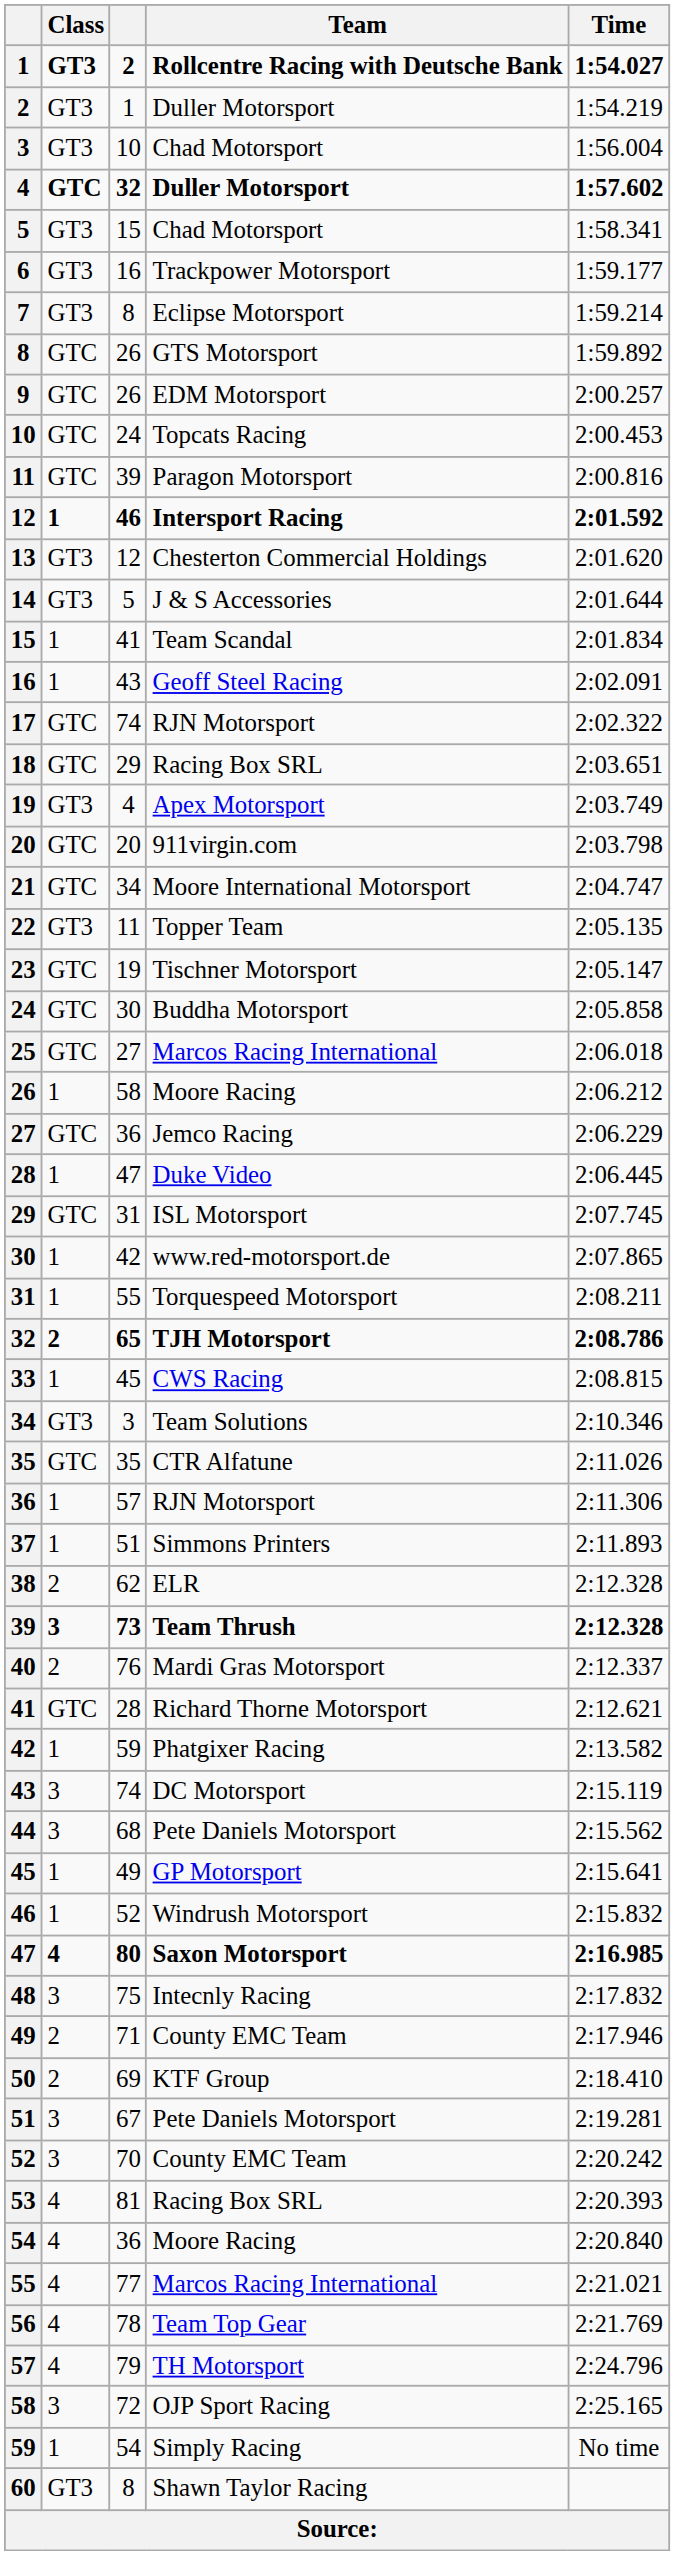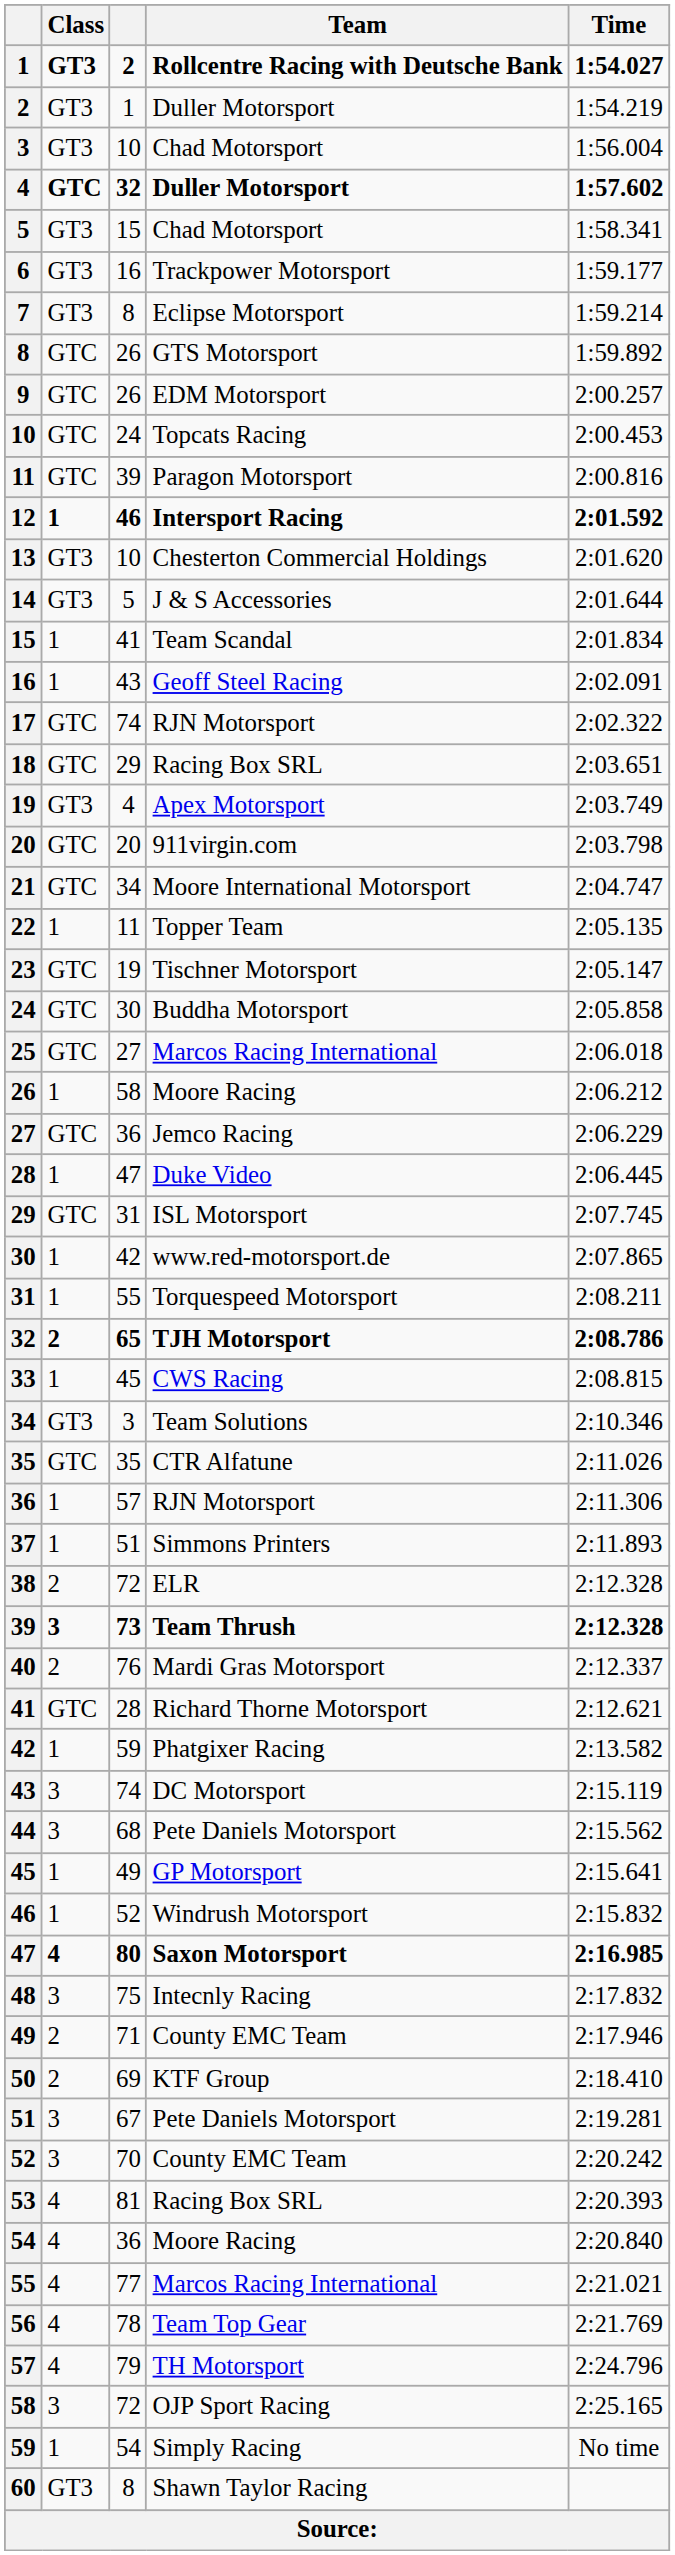(128, 558) 12 -> (128, 558) 10
(70, 927) GT3 -> (54, 927) 1
(128, 1584) 62 -> (128, 1584) 72
